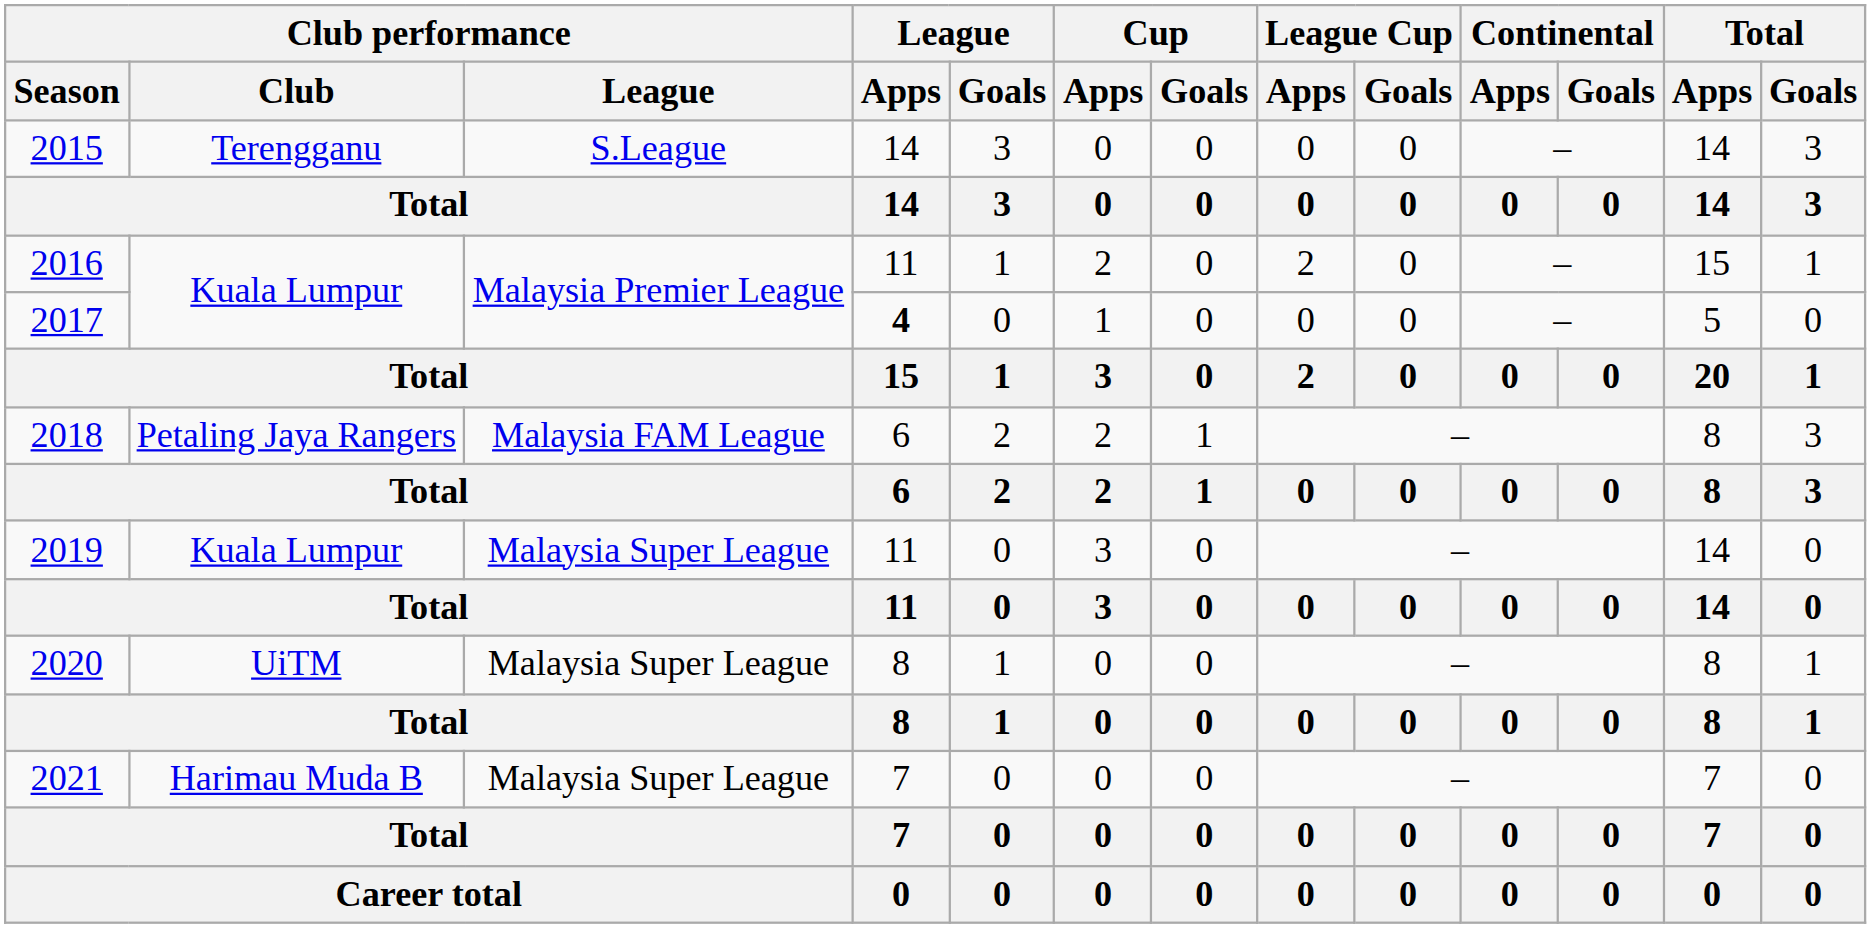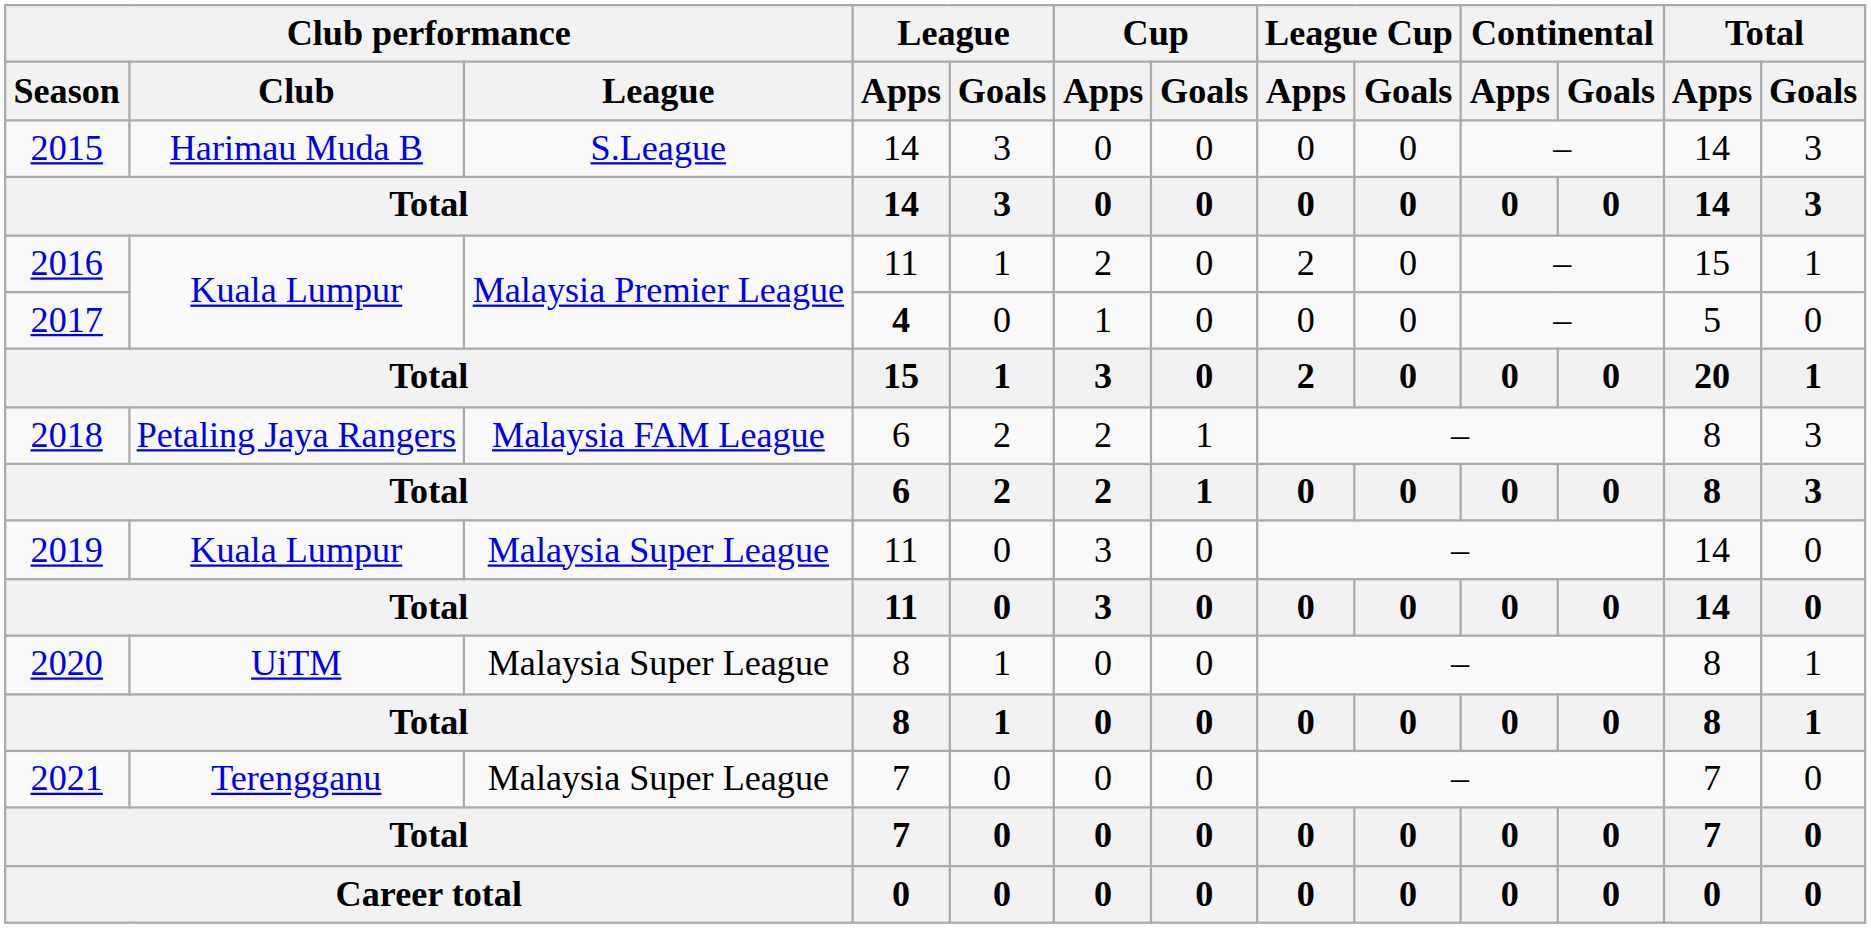(296, 147) Terengganu -> (296, 147) Harimau Muda B
(296, 778) Harimau Muda B -> (296, 778) Terengganu
